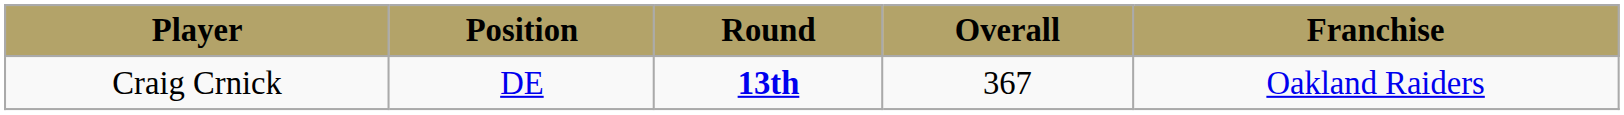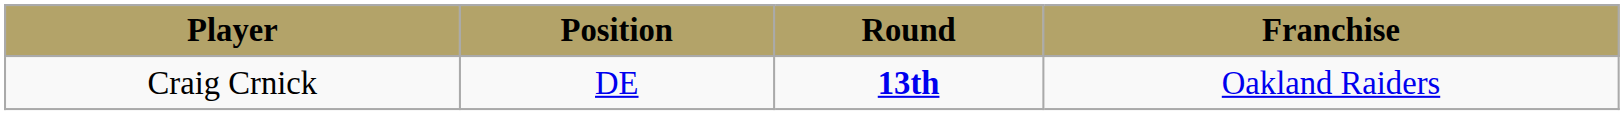- column: (1007, 30)
